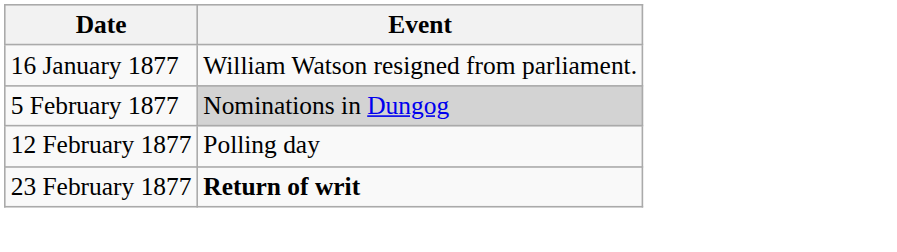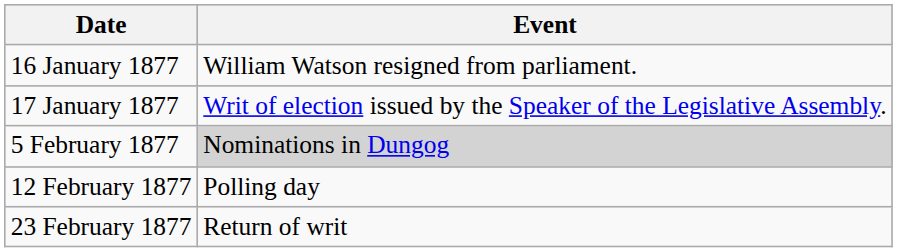+ row: (95, 105)
(282, 186) bold -> (275, 226) normal
